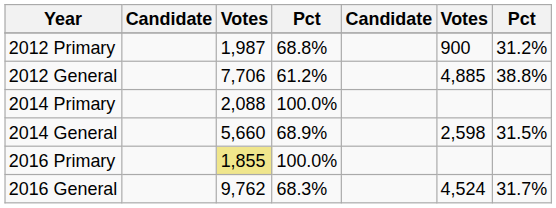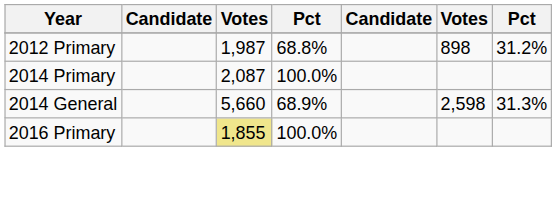(455, 47) 900 -> (455, 47) 898
- row: (63, 76)
(243, 104) 2,088 -> (243, 76) 2,087
(522, 132) 31.5% -> (522, 104) 31.3%
- row: (63, 189)
